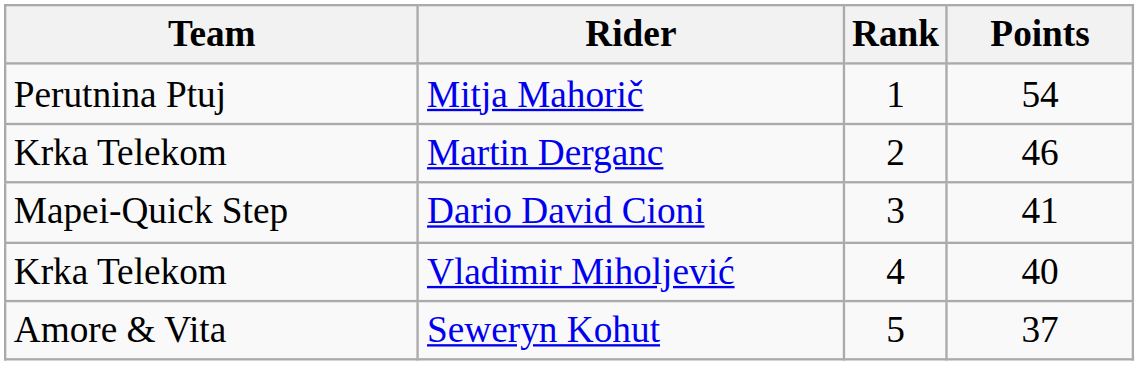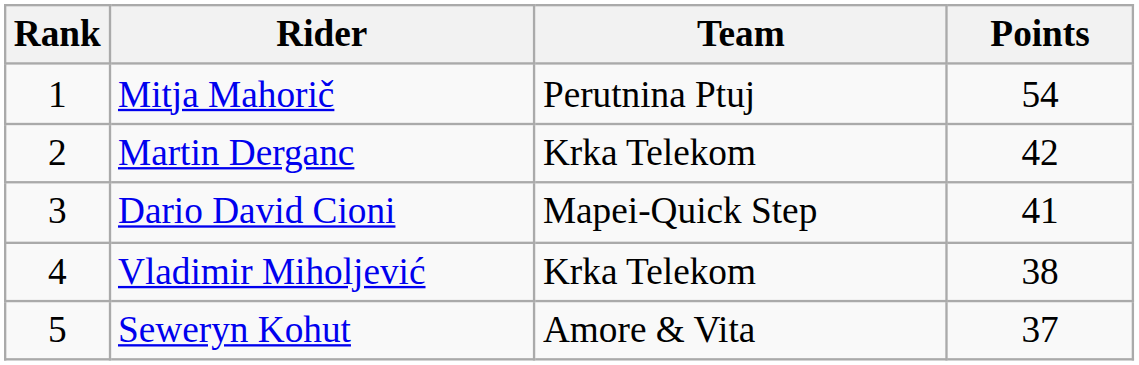columns swapped: (895, 34) <-> (212, 34)
(1040, 152) 46 -> (1040, 152) 42
(1040, 270) 40 -> (1040, 270) 38
